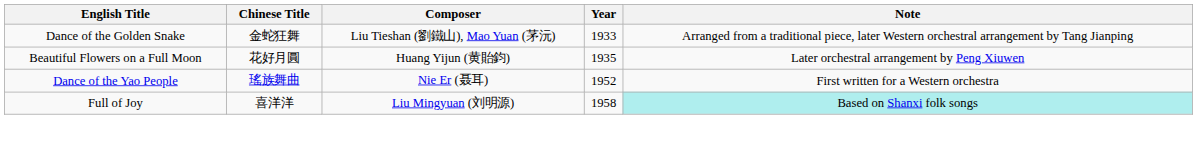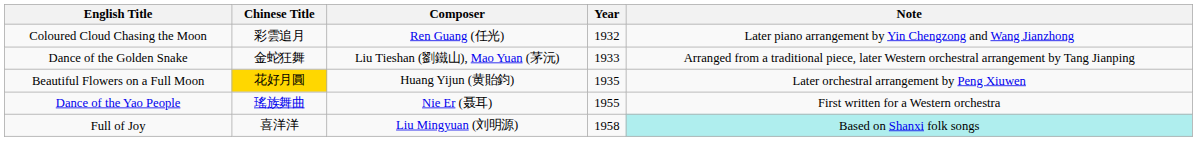+ row: (118, 35)
(274, 57) no background -> (279, 80) gold background
(604, 80) 1952 -> (607, 103) 1955
